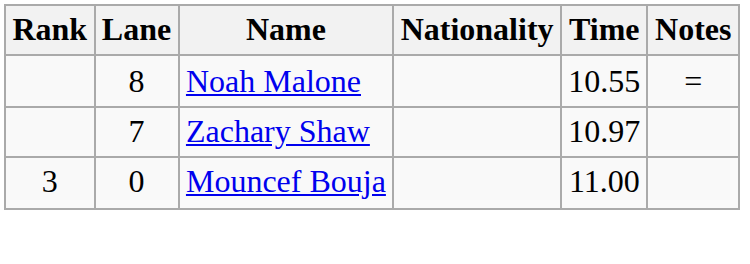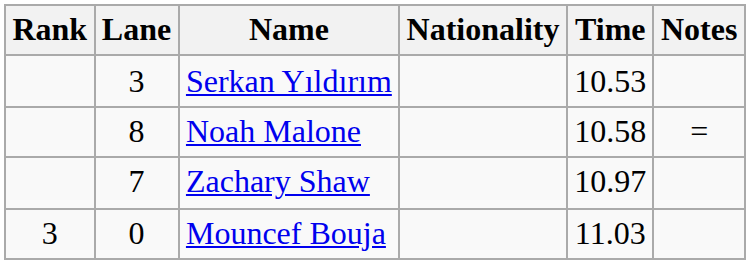+ row: (289, 80)
(604, 80) 10.55 -> (610, 131) 10.58
(604, 182) 11.00 -> (610, 232) 11.03
